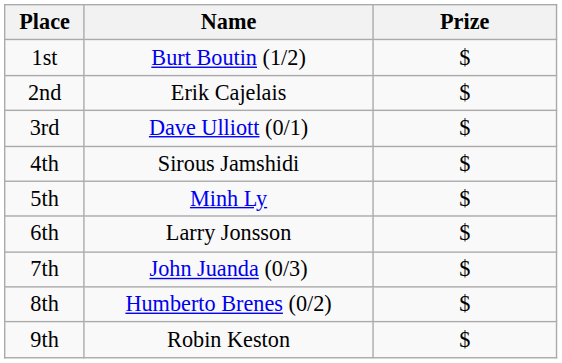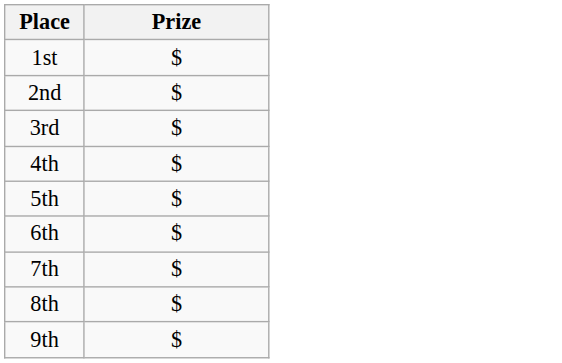- column: (229, 22)
